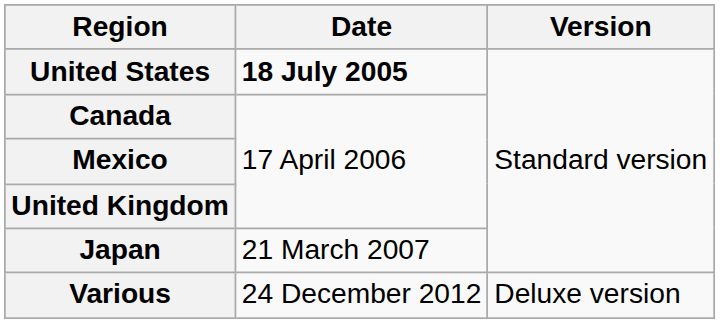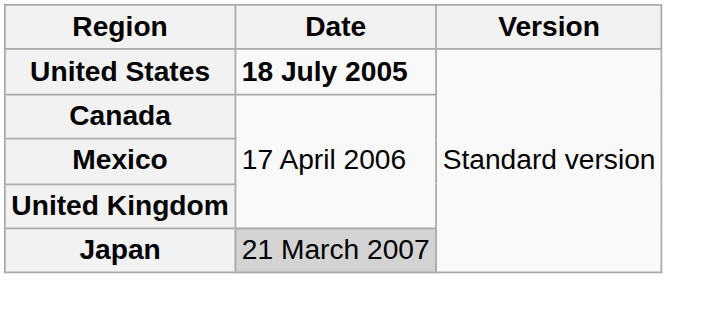(336, 250) no background -> (336, 250) lightgrey background
- row: (120, 294)
